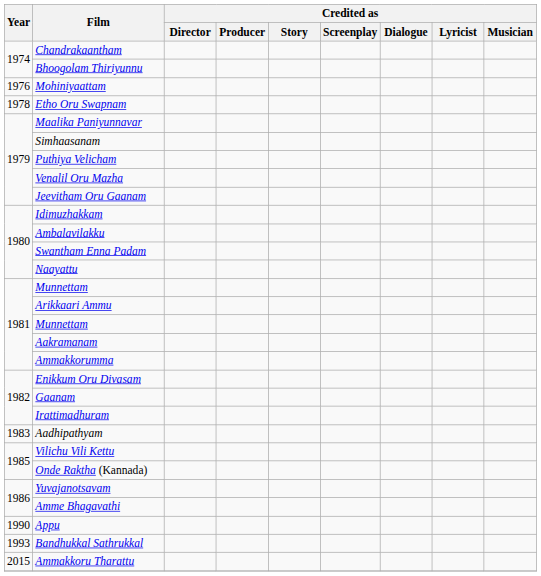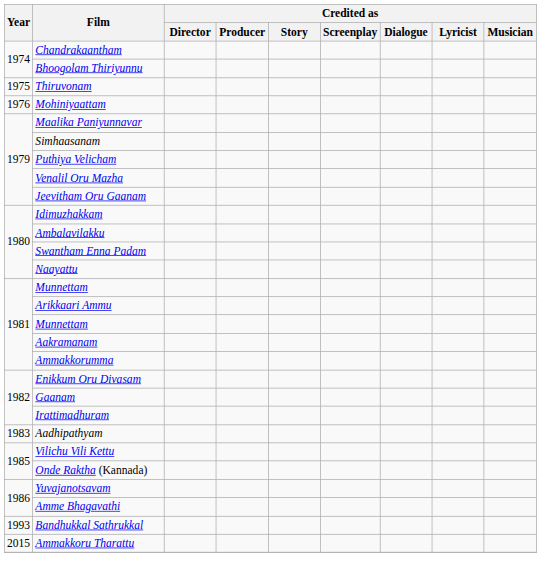+ row: (19, 86)
- row: (19, 104)
- row: (19, 525)
